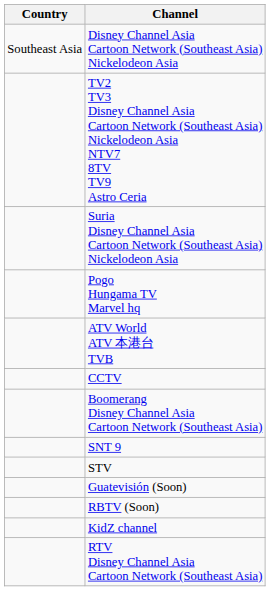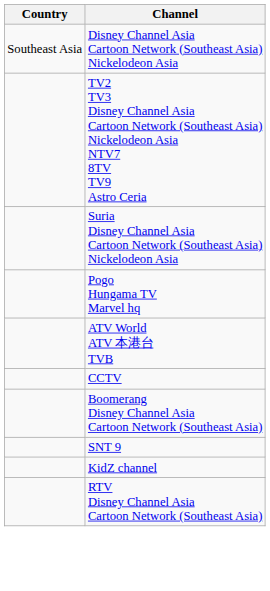- row: (100, 467)
- row: (137, 487)
- row: (123, 507)
